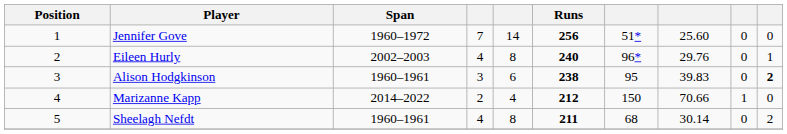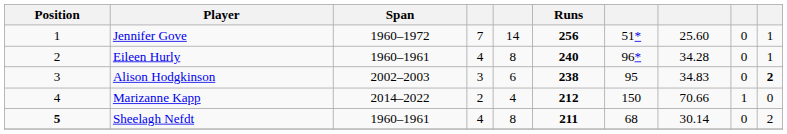(770, 35) 0 -> (770, 35) 1
(400, 56) 2002–2003 -> (400, 56) 1960–1961
(694, 56) 29.76 -> (694, 56) 34.28
(400, 77) 1960–1961 -> (400, 77) 2002–2003
(694, 77) 39.83 -> (694, 77) 34.83
(57, 118) normal -> (57, 118) bold
